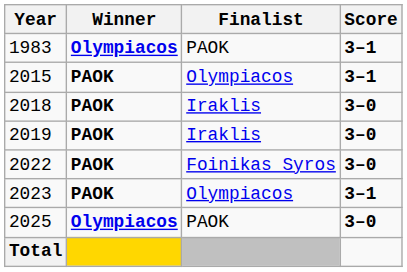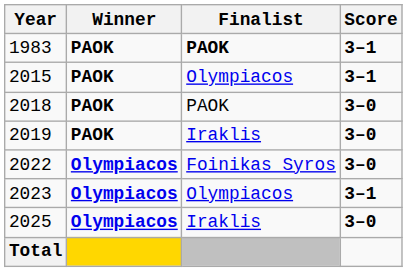(124, 48) Olympiacos -> (92, 48) PAOK
(208, 48) normal -> (208, 48) bold
(224, 106) Iraklis -> (208, 106) PAOK
(92, 164) PAOK -> (124, 164) Olympiacos
(92, 193) PAOK -> (124, 193) Olympiacos
(208, 222) PAOK -> (224, 222) Iraklis
